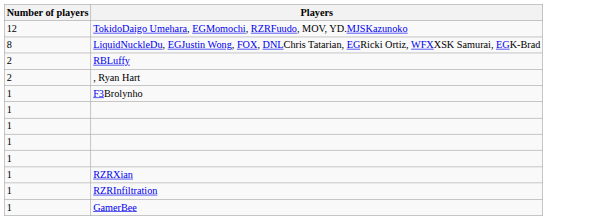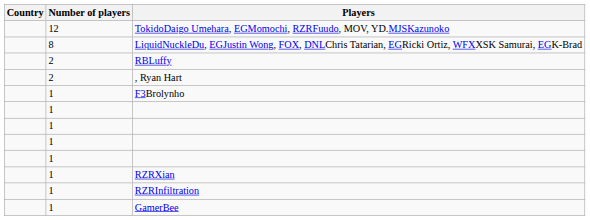+ column: (25, 12)
